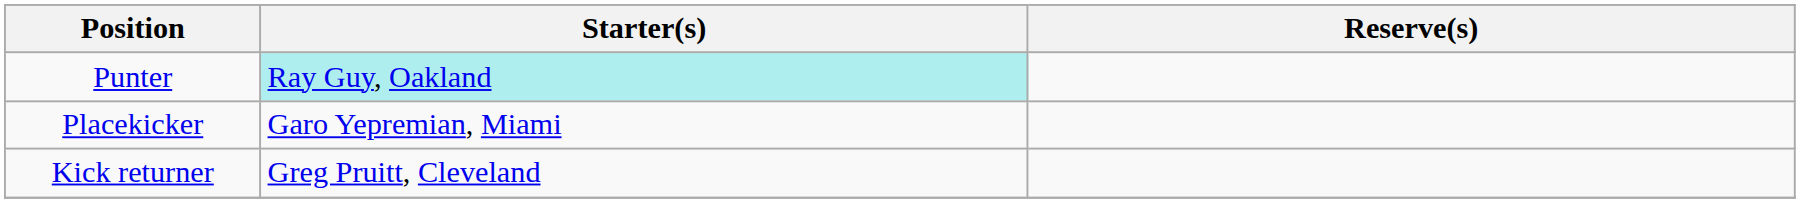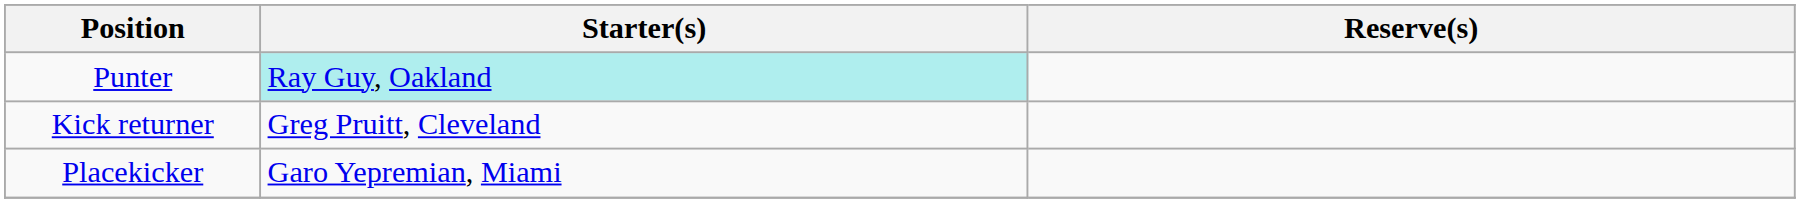rows swapped: (133, 124) <-> (133, 172)
